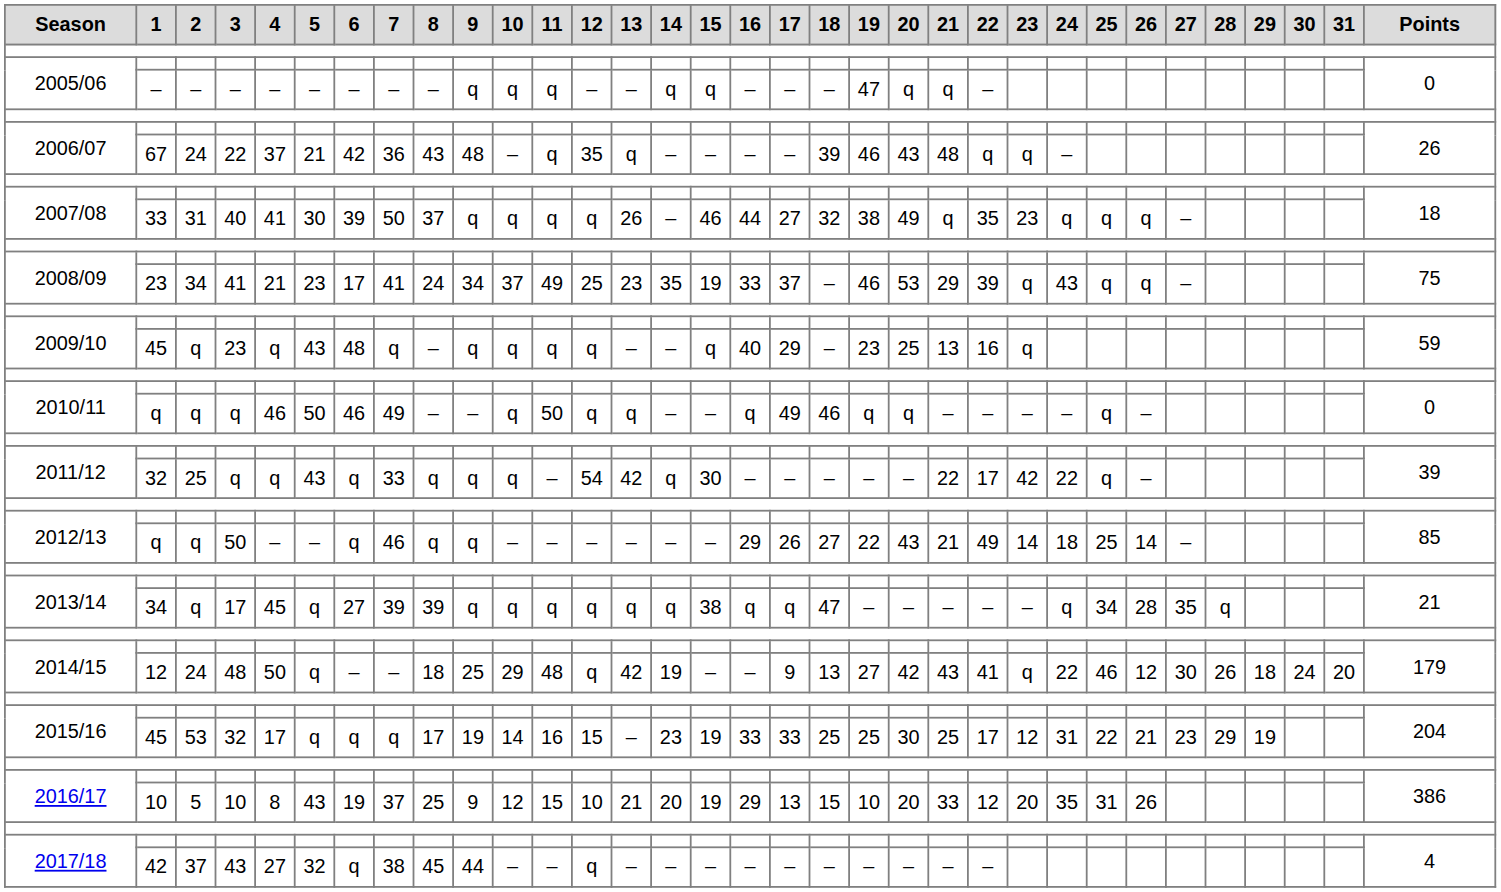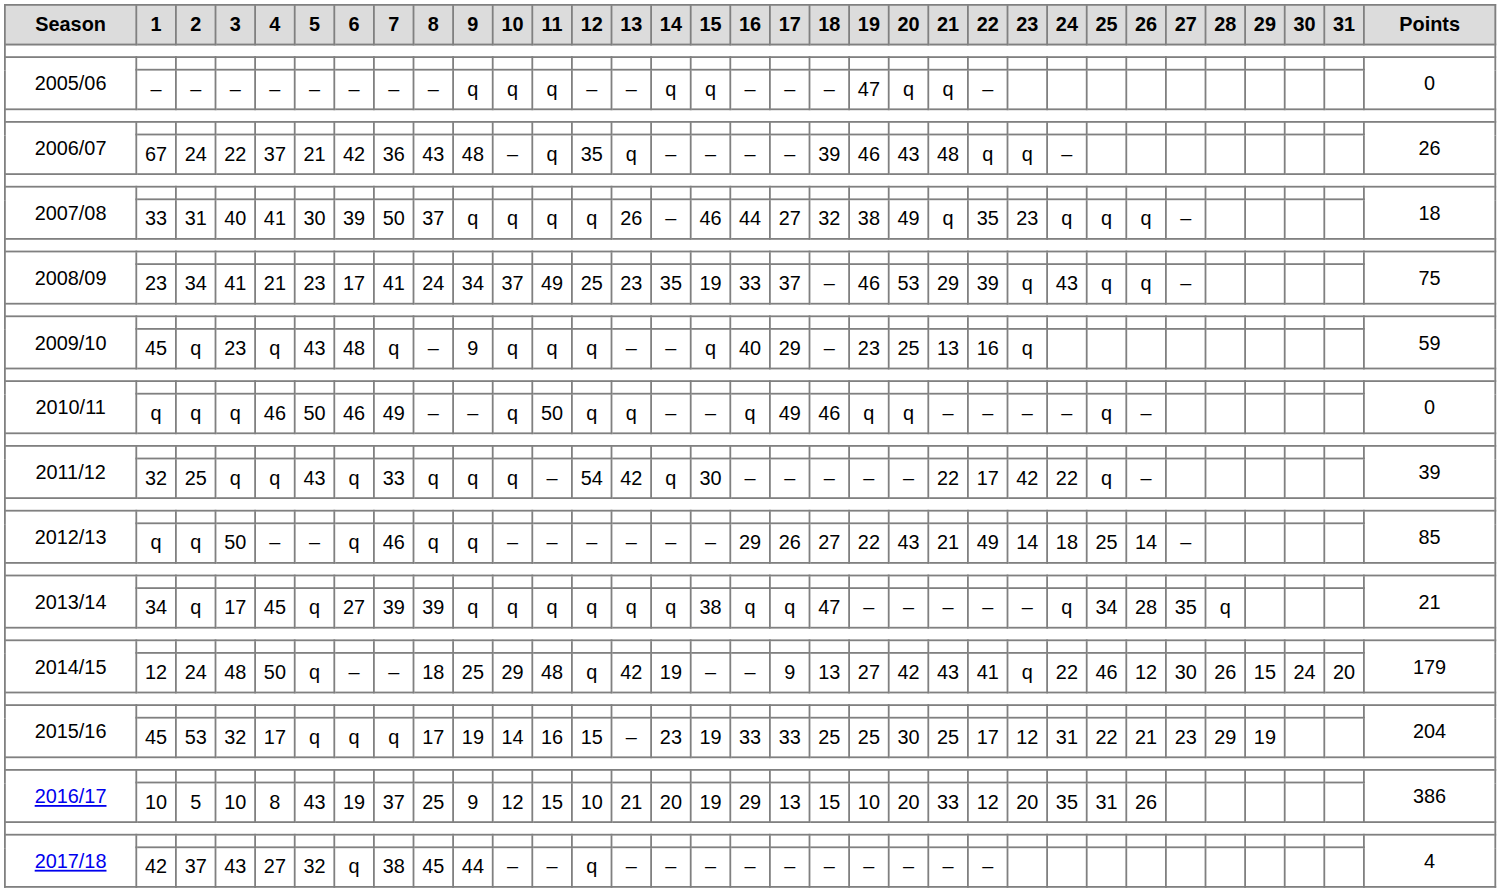(473, 348) q -> (473, 348) 9
(1265, 672) 18 -> (1265, 672) 15
